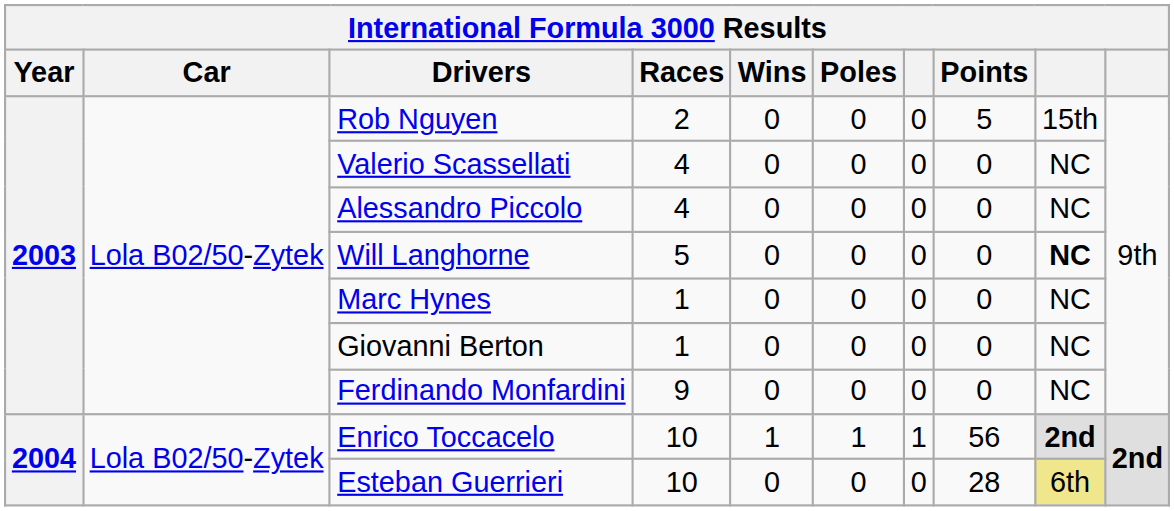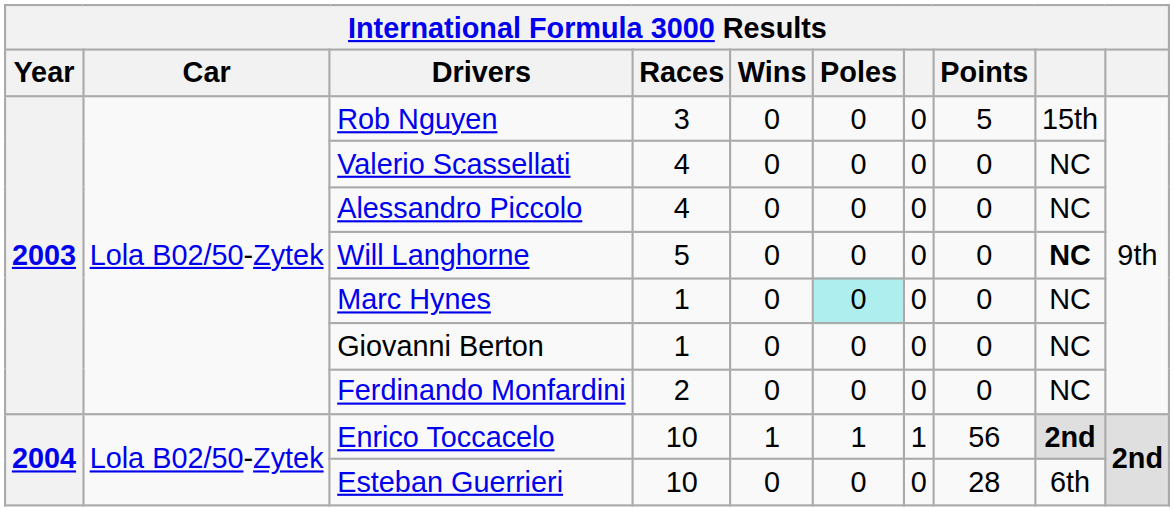(682, 118) 2 -> (682, 118) 3
(859, 300) no background -> (859, 300) paleturquoise background
(682, 391) 9 -> (682, 391) 2
(1070, 482) khaki background -> (1070, 482) no background
